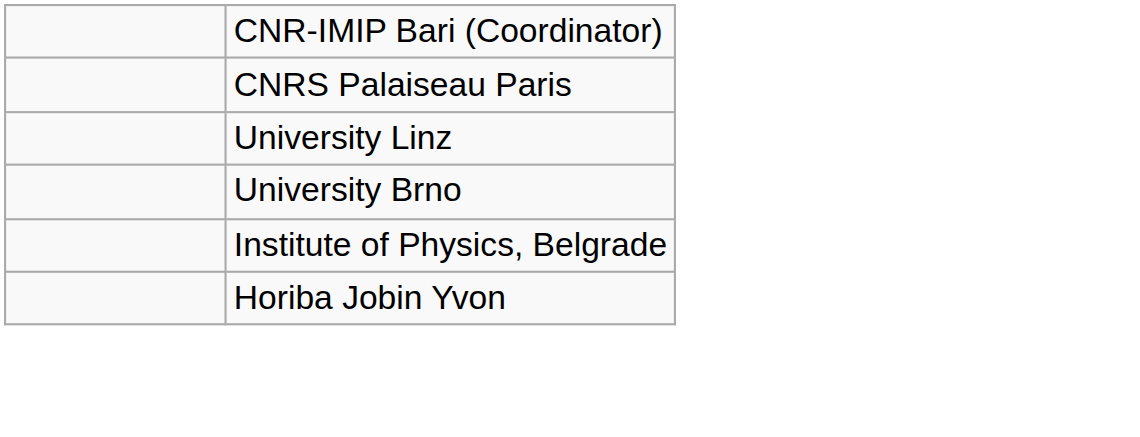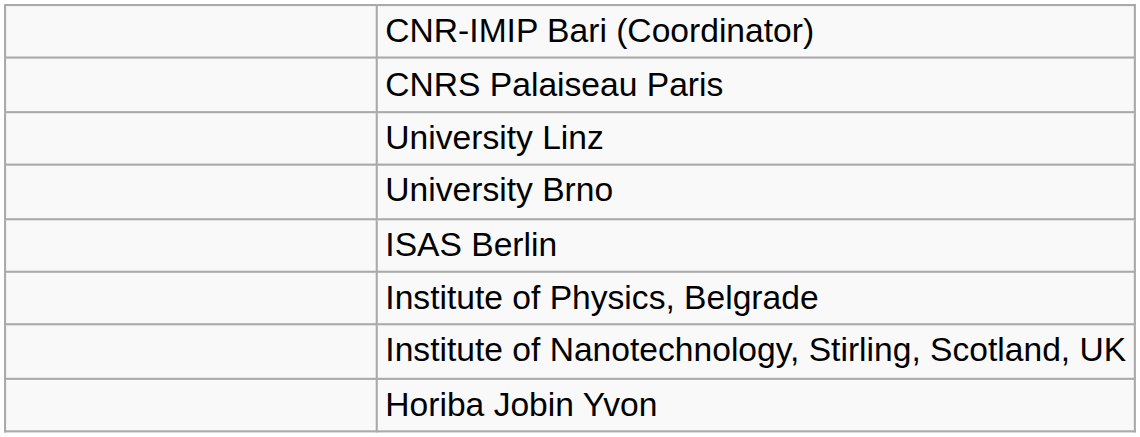+ row: (471, 244)
+ row: (756, 350)
